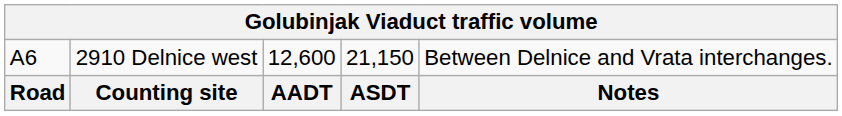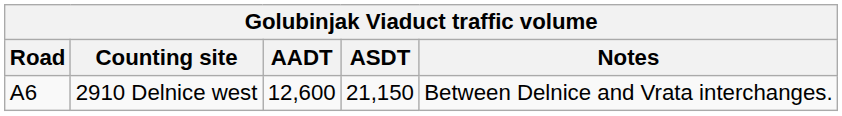rows swapped: (38, 92) <-> (23, 57)
